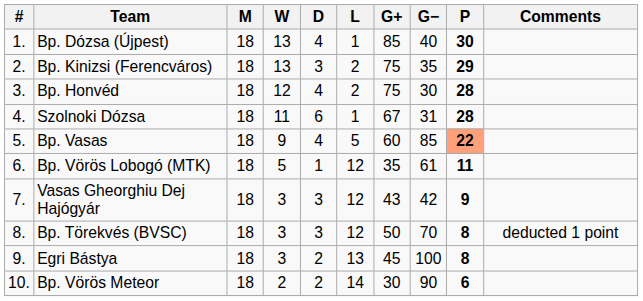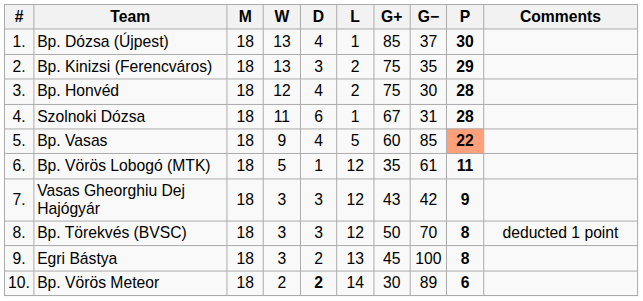(428, 41) 40 -> (428, 41) 37
(319, 283) normal -> (319, 283) bold
(428, 283) 90 -> (428, 283) 89
